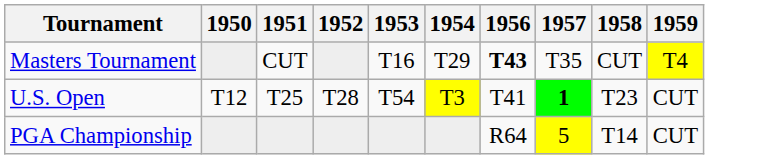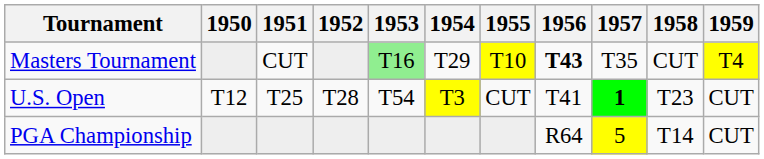+ column: (508, 23)
(396, 60) no background -> (396, 60) lightgreen background
